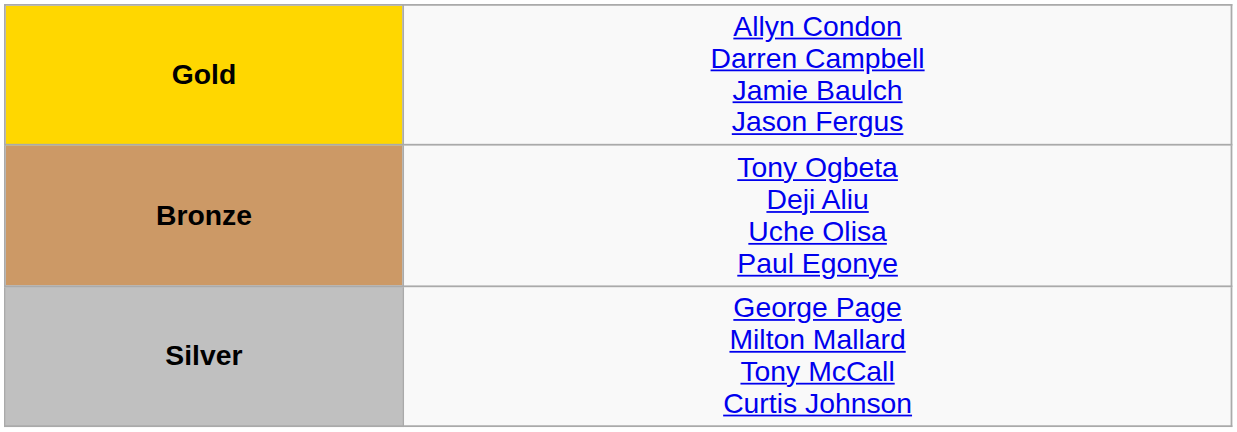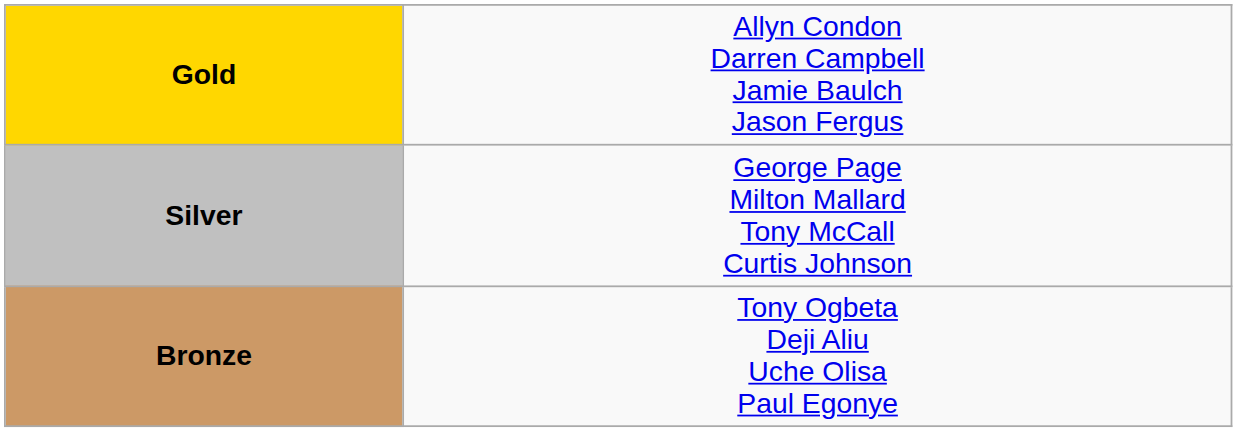rows swapped: (204, 355) <-> (204, 215)
